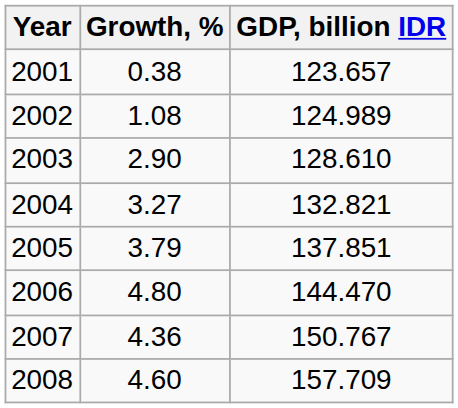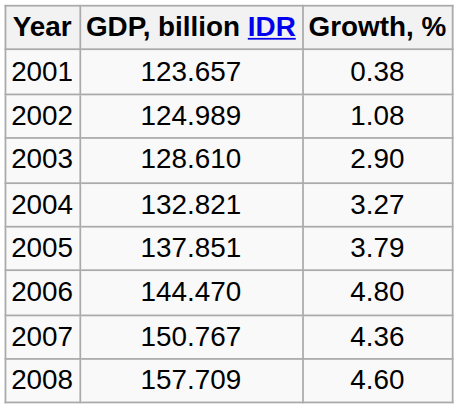columns swapped: (155, 27) <-> (341, 27)
